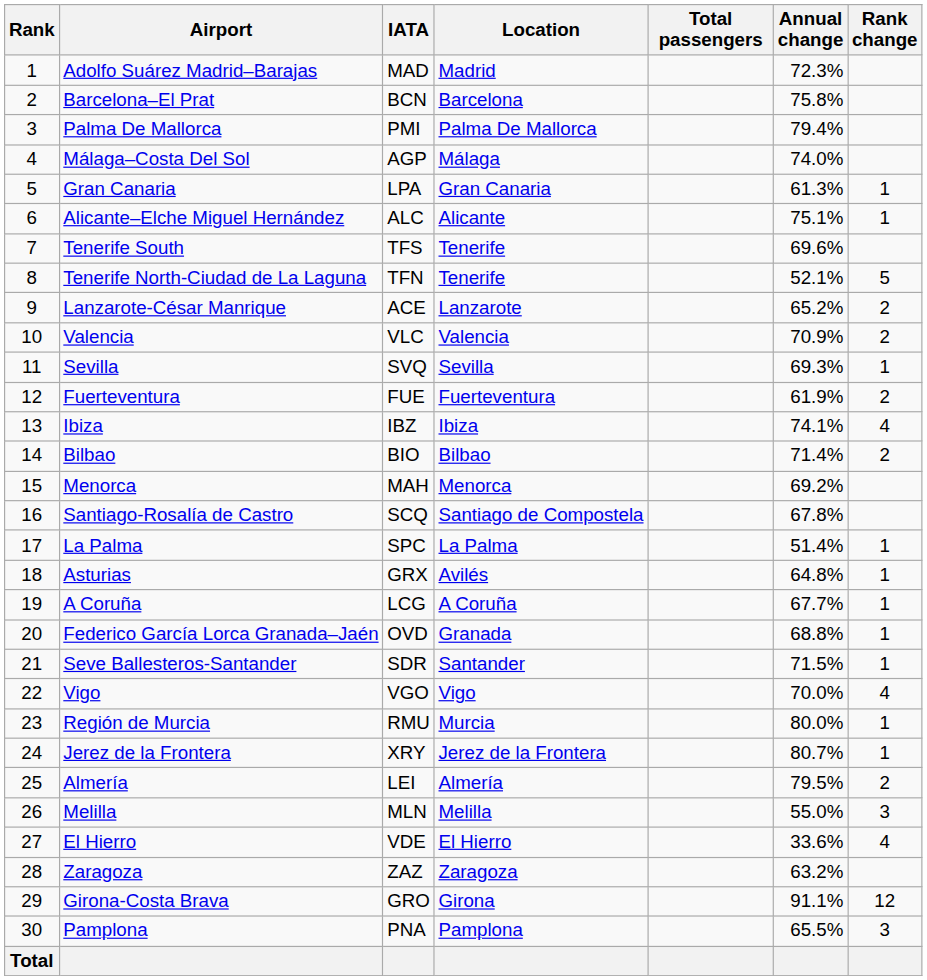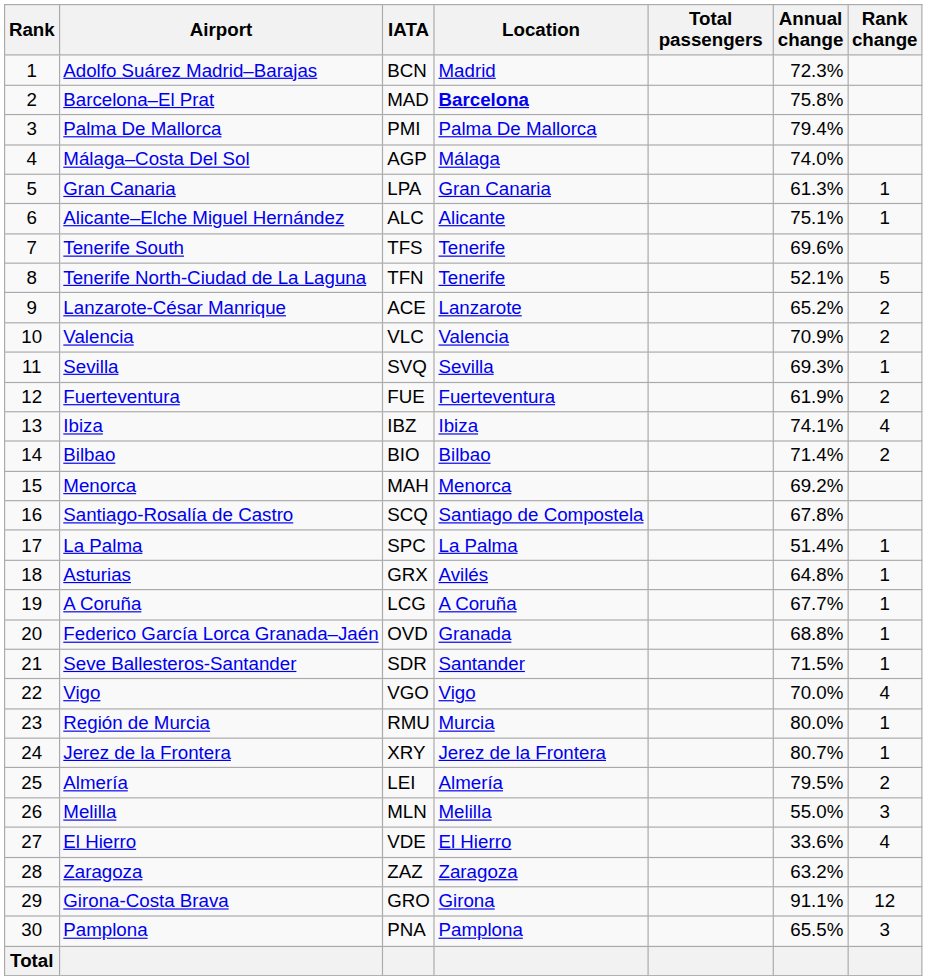(408, 70) MAD -> (407, 70) BCN
(407, 99) BCN -> (408, 99) MAD
(481, 99) normal -> (484, 99) bold
